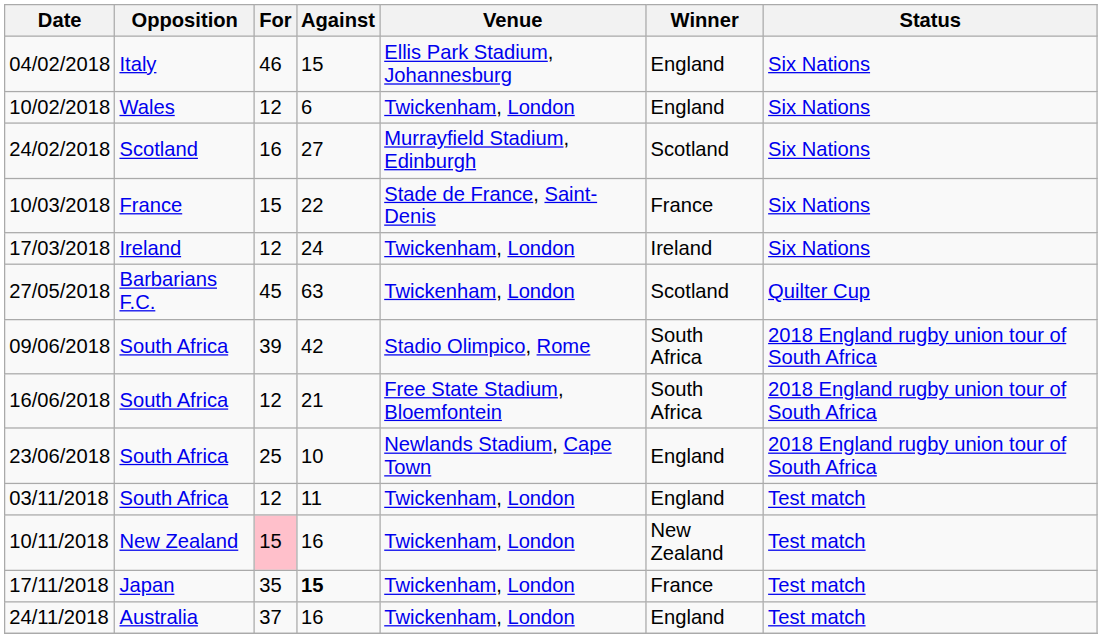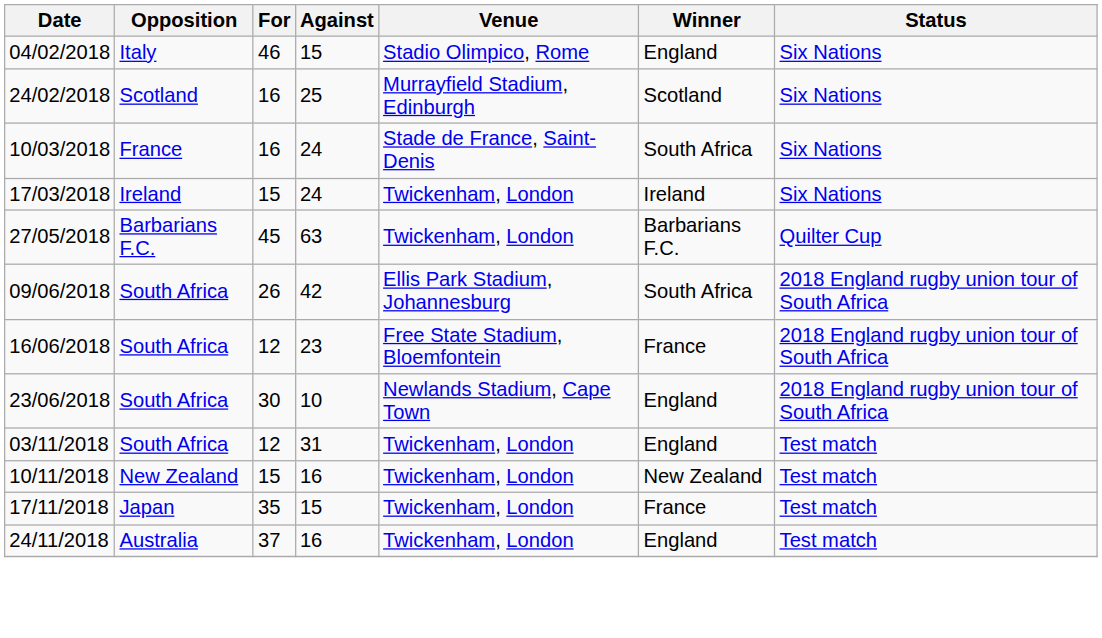(469, 63) Ellis Park Stadium, Johannesburg -> (486, 52) Stadio Olimpico, Rome
- row: (60, 107)
(312, 150) 27 -> (311, 95) 25
(270, 205) 15 -> (269, 150) 16
(312, 205) 22 -> (311, 150) 24
(682, 205) France -> (698, 150) South Africa
(270, 248) 12 -> (269, 193) 15
(690, 291) Scotland -> (692, 237) Barbarians F.C.
(270, 346) 39 -> (269, 291) 26
(487, 346) Stadio Olimpico, Rome -> (468, 291) Ellis Park Stadium, Johannesburg
(312, 401) 21 -> (311, 346) 23
(677, 401) South Africa -> (675, 346) France
(270, 455) 25 -> (269, 401) 30
(311, 498) 11 -> (311, 444) 31
(270, 542) pink background -> (269, 476) no background
(312, 585) bold -> (311, 508) normal
